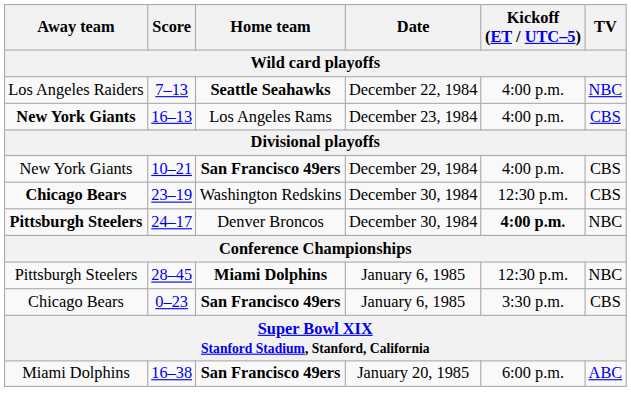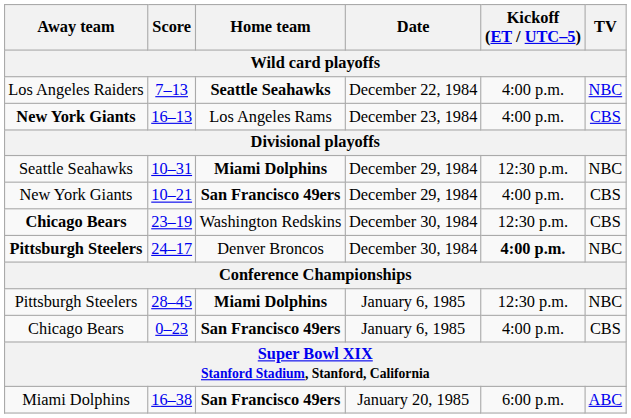+ row: (172, 168)
(533, 301) 3:30 p.m. -> (533, 327) 4:00 p.m.
